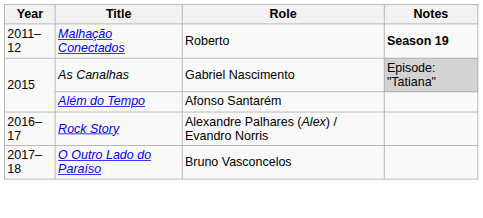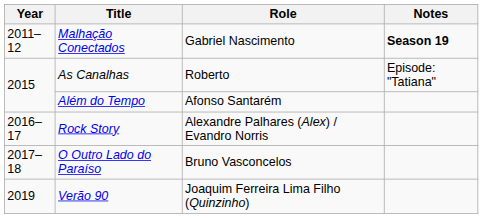(207, 41) Roberto -> (240, 41) Gabriel Nascimento
(240, 75) Gabriel Nascimento -> (207, 75) Roberto
(411, 75) lightgrey background -> (411, 75) no background
+ row: (83, 196)
